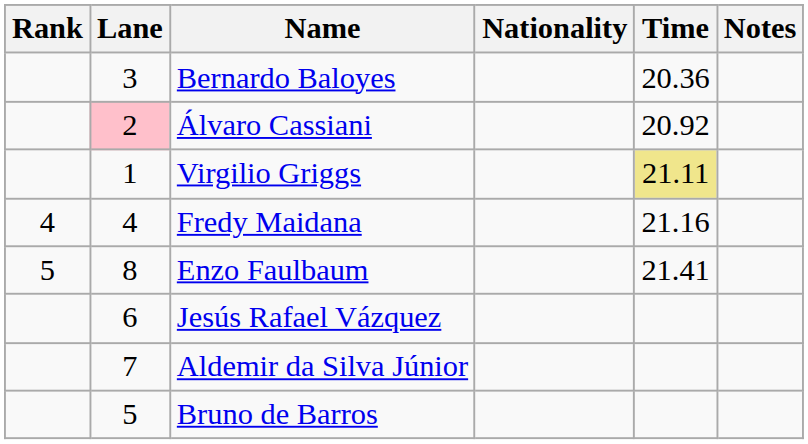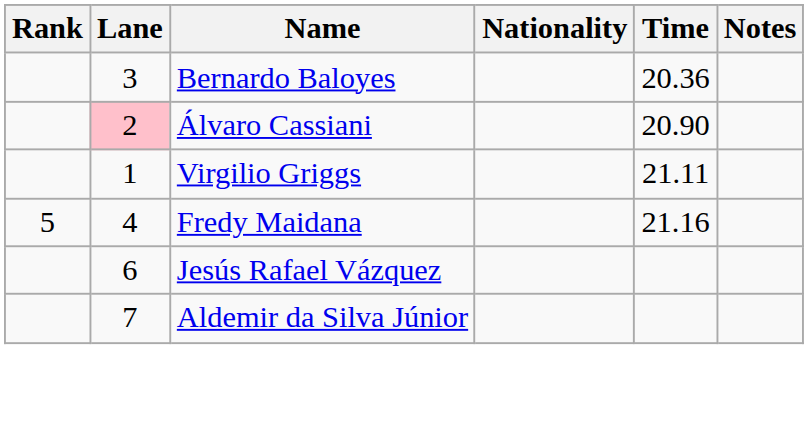(676, 125) 20.92 -> (676, 125) 20.90
(676, 173) khaki background -> (676, 173) no background
(47, 221) 4 -> (47, 221) 5
- row: (273, 269)
- row: (277, 414)
